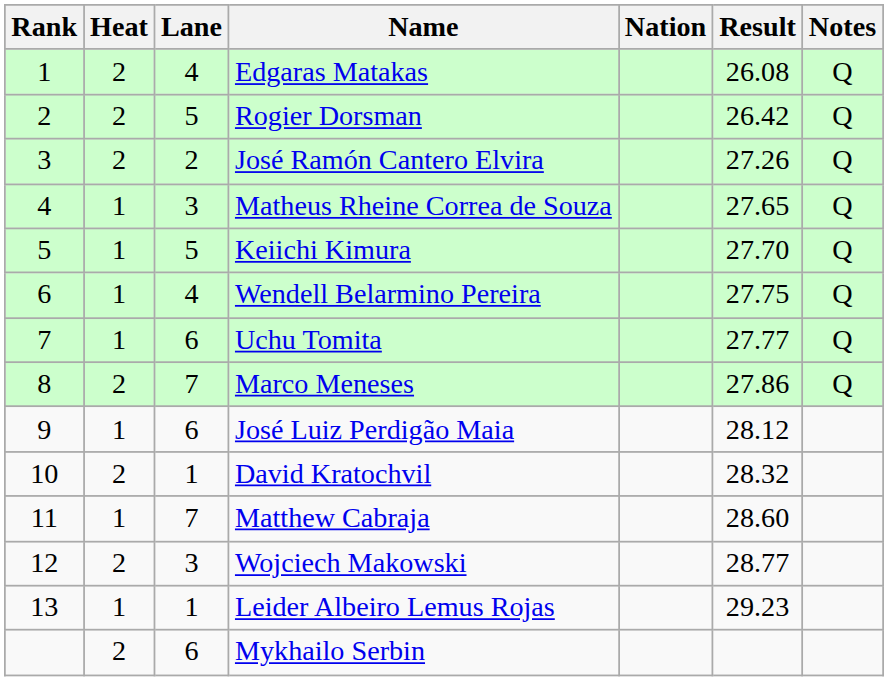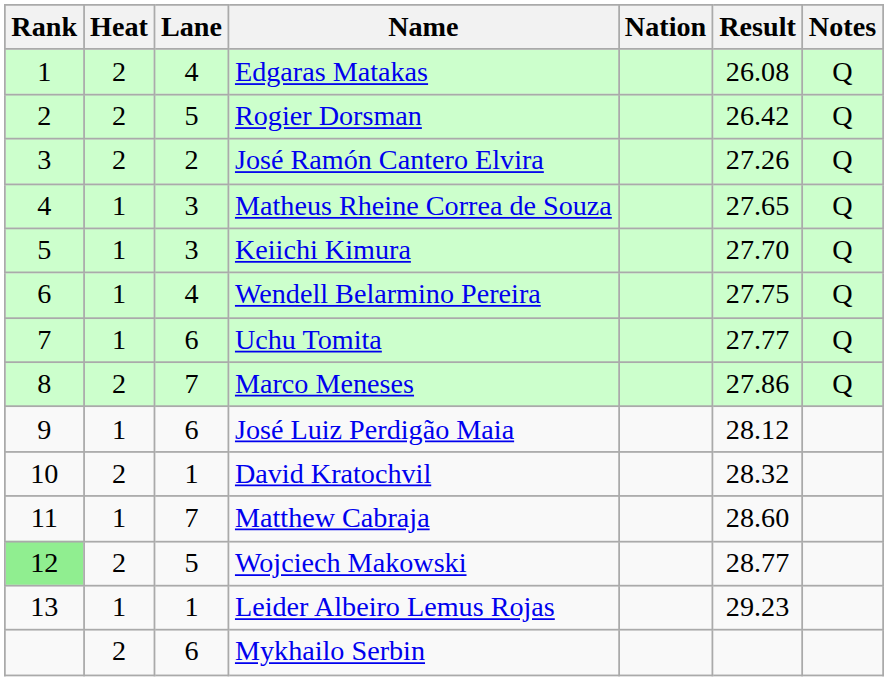(191, 250) 5 -> (191, 250) 3
(44, 562) no background -> (44, 562) lightgreen background
(191, 562) 3 -> (191, 562) 5
